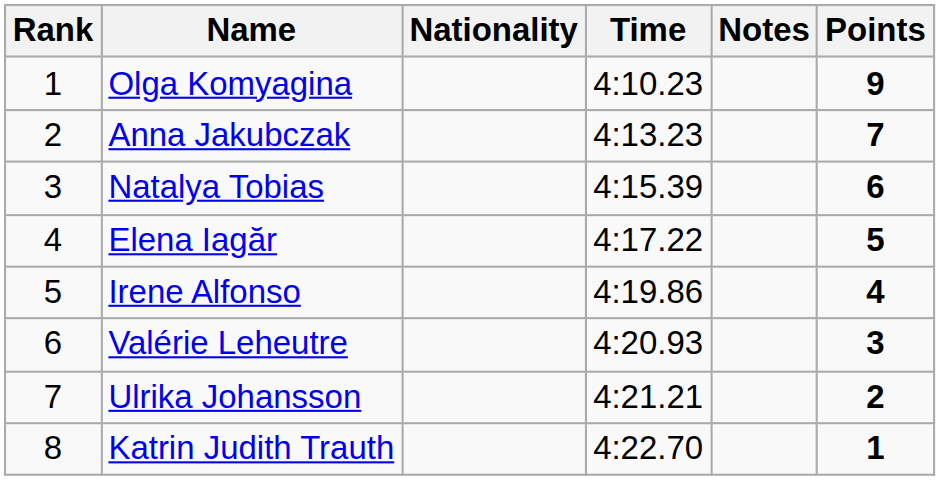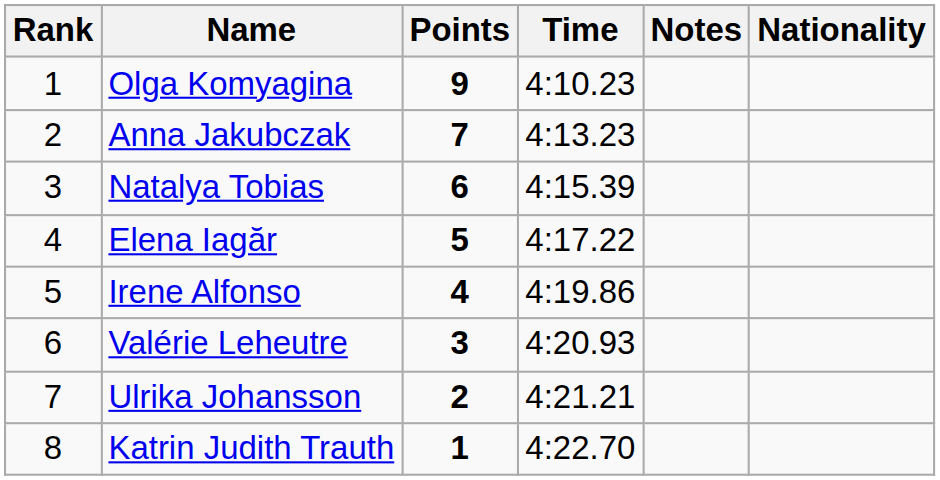columns swapped: (494, 30) <-> (875, 30)
